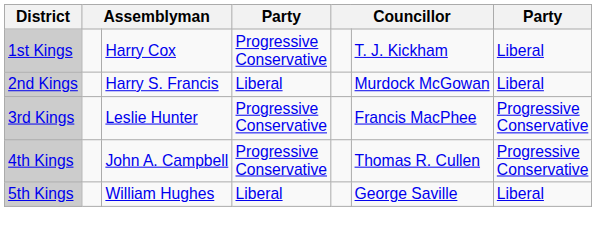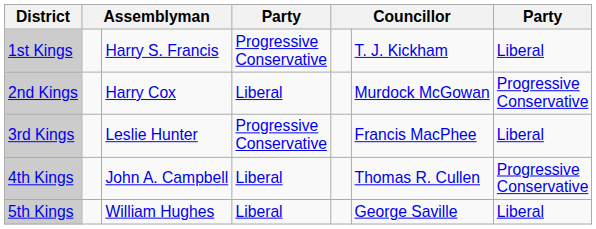(141, 50) Harry Cox -> (162, 50) Harry S. Francis
(162, 84) Harry S. Francis -> (141, 93) Harry Cox
(520, 84) Liberal -> (543, 93) Progressive Conservative
(543, 117) Progressive Conservative -> (520, 135) Liberal
(281, 160) Progressive Conservative -> (259, 178) Liberal
